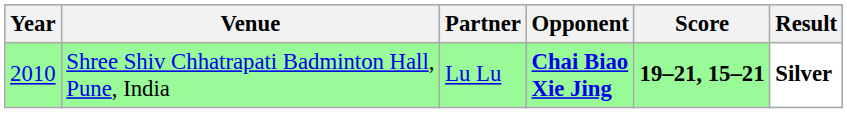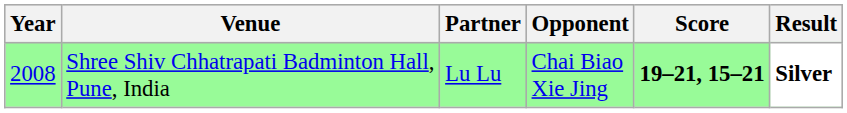(33, 74) 2010 -> (33, 74) 2008
(580, 74) bold -> (577, 74) normal
